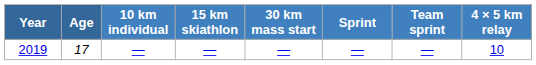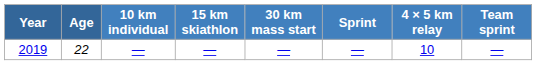columns swapped: (497, 22) <-> (427, 22)
(81, 50) 17 -> (81, 50) 22
